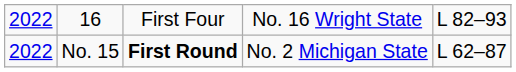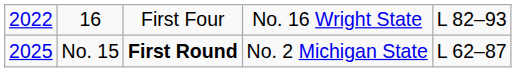(31, 50) 2022 -> (31, 50) 2025
